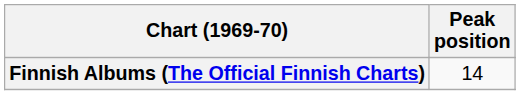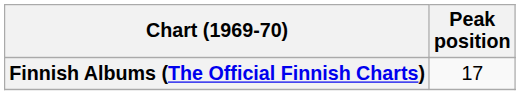(472, 73) 14 -> (472, 73) 17
